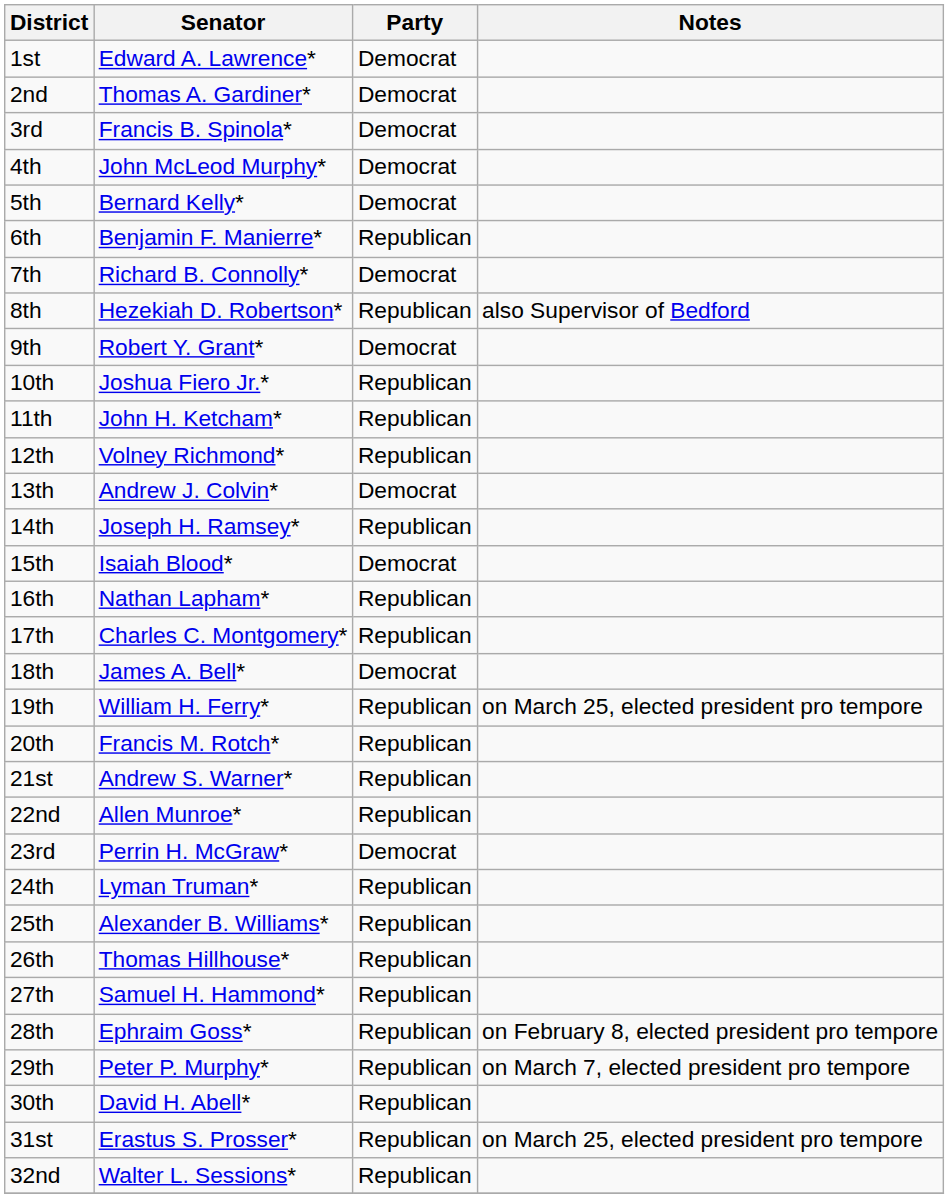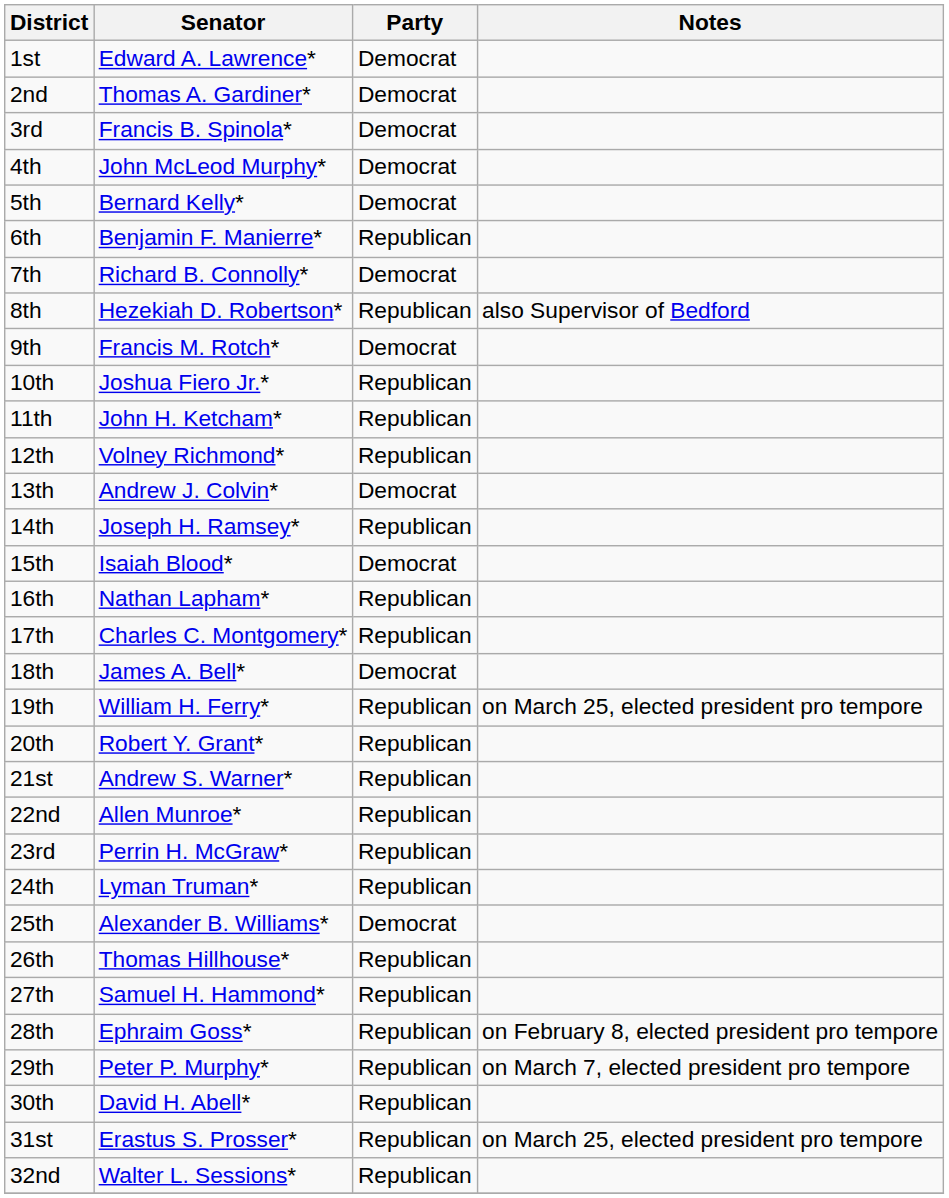(181, 346) Robert Y. Grant* -> (189, 346) Francis M. Rotch*
(189, 743) Francis M. Rotch* -> (181, 743) Robert Y. Grant*
(407, 851) Democrat -> (415, 851) Republican
(415, 923) Republican -> (407, 923) Democrat
